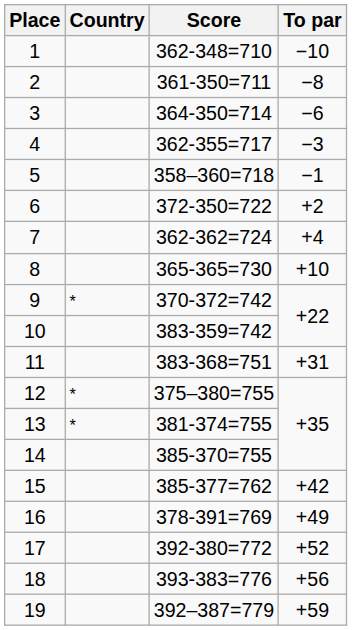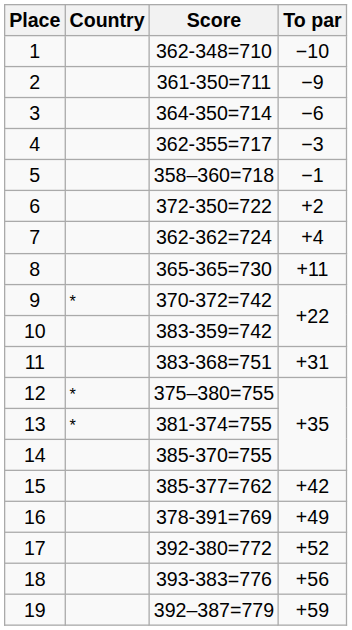(312, 82) −8 -> (312, 82) −9
(312, 269) +10 -> (312, 269) +11
